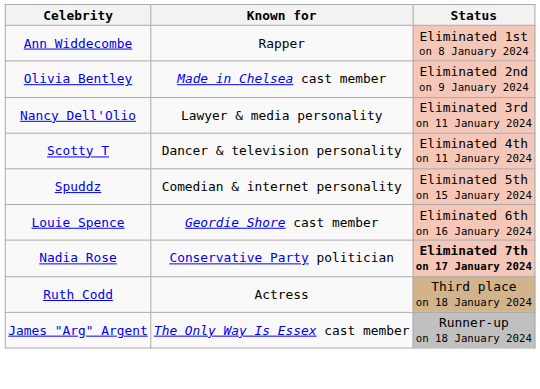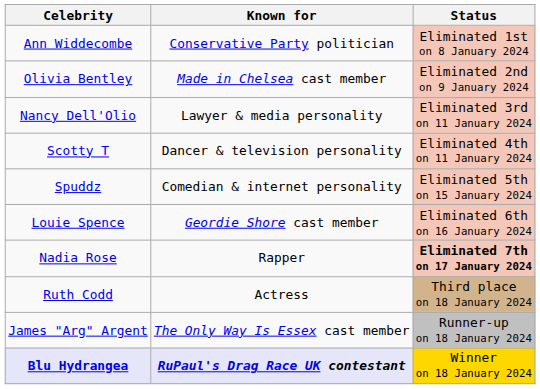(282, 43) Rapper -> (282, 43) Conservative Party politician
(282, 258) Conservative Party politician -> (282, 258) Rapper
+ row: (78, 366)
